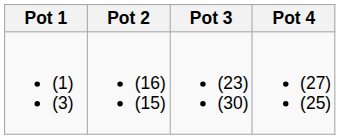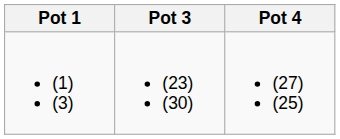- column: (129, 18)
